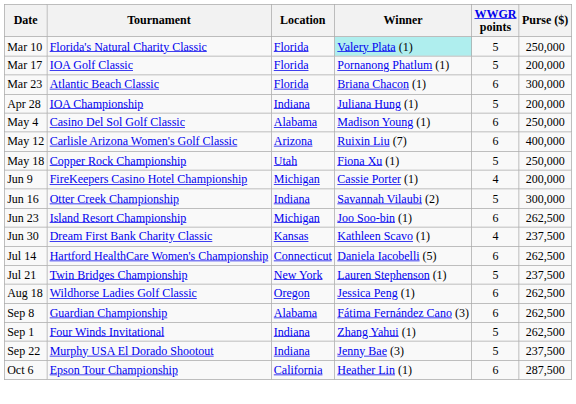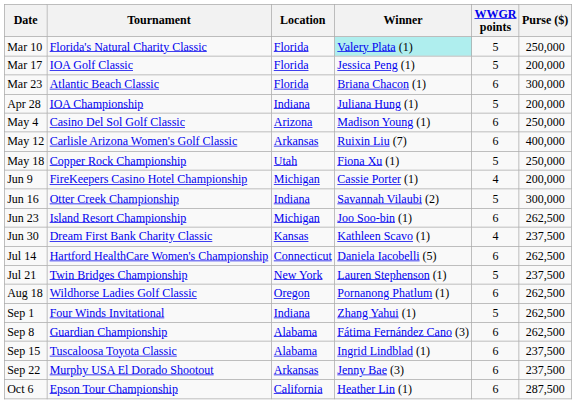(393, 65) Pornanong Phatlum (1) -> (376, 65) Jessica Peng (1)
(295, 122) Alabama -> (293, 122) Arizona
(293, 141) Arizona -> (296, 141) Arkansas
(376, 293) Jessica Peng (1) -> (393, 293) Pornanong Phatlum (1)
rows swapped: (21, 332) <-> (21, 312)
+ row: (24, 351)
(292, 351) Indiana -> (296, 370) Arkansas
(495, 351) 5 -> (495, 370) 6
